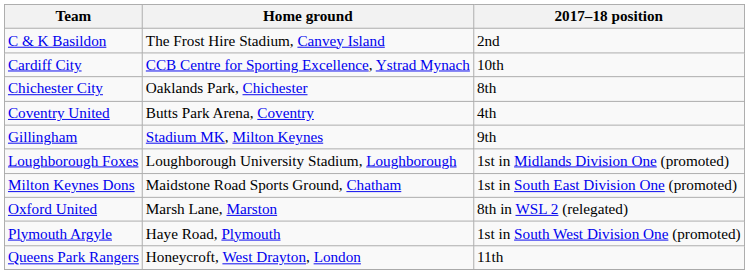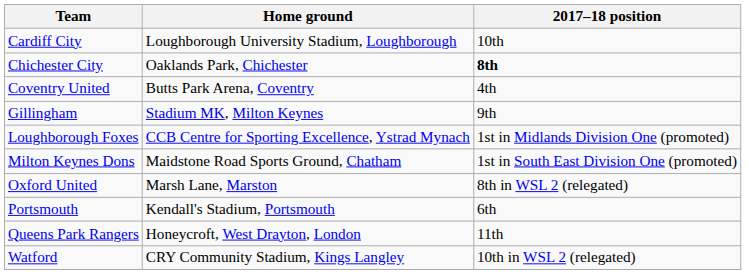- row: (57, 40)
(308, 64) CCB Centre for Sporting Excellence, Ystrad Mynach -> (301, 40) Loughborough University Stadium, Loughborough
(487, 88) normal -> (487, 64) bold
(301, 161) Loughborough University Stadium, Loughborough -> (308, 137) CCB Centre for Sporting Excellence, Ystrad Mynach
- row: (60, 233)
+ row: (43, 209)
+ row: (33, 257)
